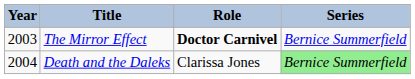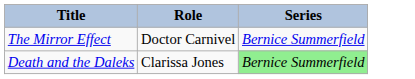- column: (22, 16)
(227, 39) bold -> (188, 39) normal
